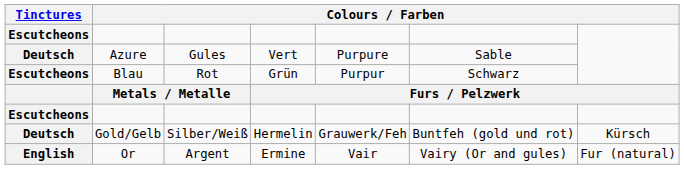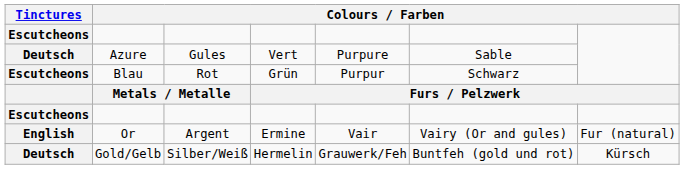rows swapped: (128, 154) <-> (128, 134)
